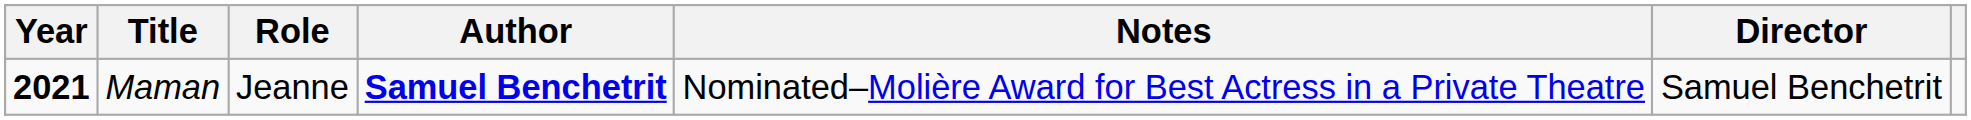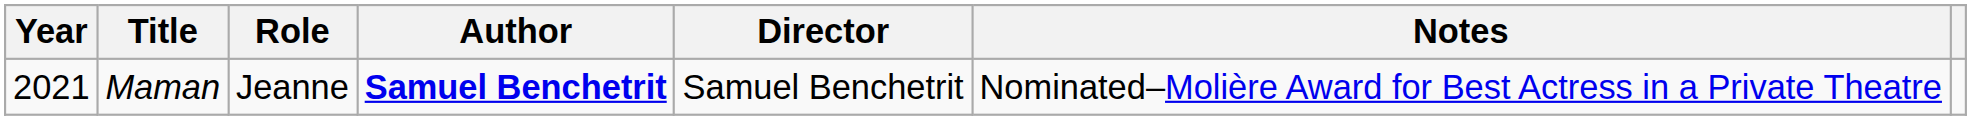columns swapped: (1801, 31) <-> (1164, 31)
(51, 86) bold -> (51, 86) normal
